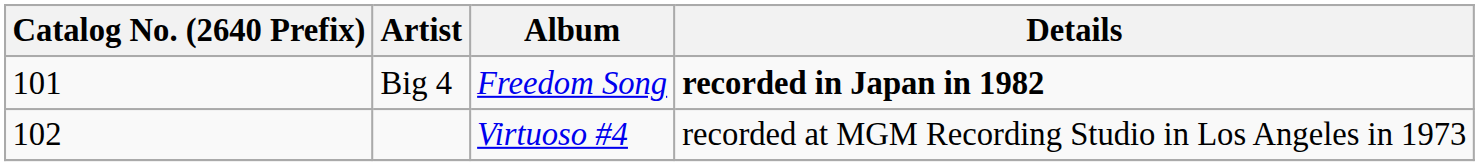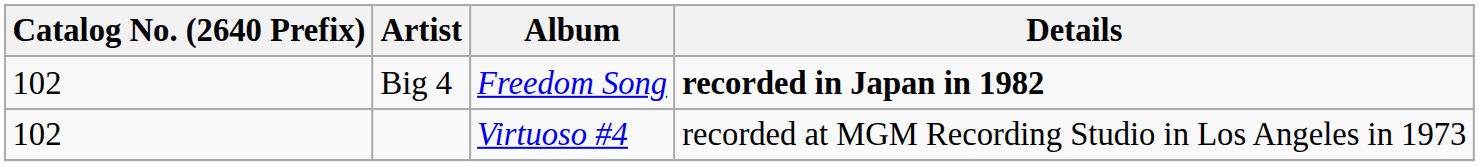(37, 82) 101 -> (37, 82) 102
